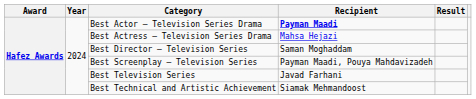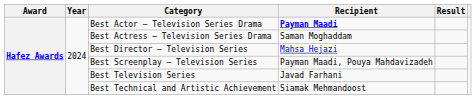(309, 37) Mahsa Hejazi -> (316, 37) Saman Moghaddam
(316, 50) Saman Moghaddam -> (309, 50) Mahsa Hejazi
